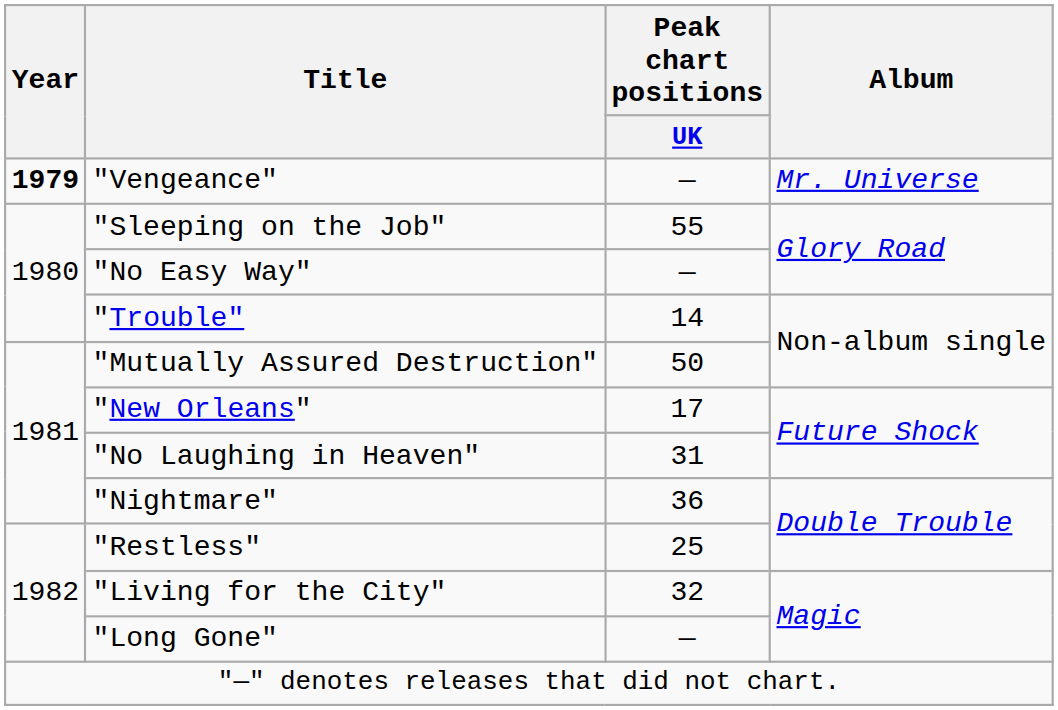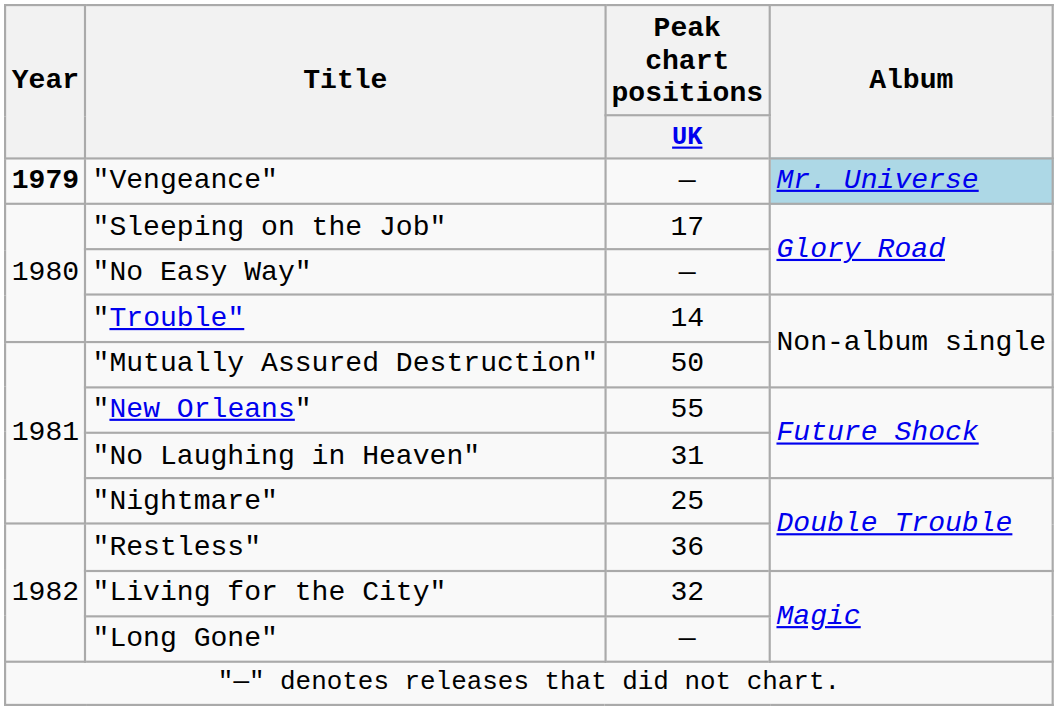(878, 181) no background -> (878, 181) lightblue background
(687, 227) 55 -> (687, 227) 17
(687, 410) 17 -> (687, 410) 55
(687, 501) 36 -> (687, 501) 25
(687, 547) 25 -> (687, 547) 36
